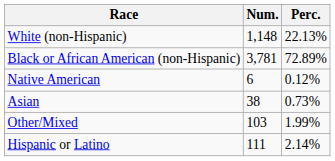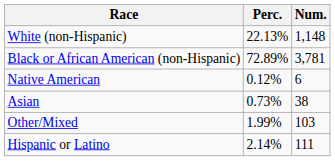columns swapped: (263, 15) <-> (306, 15)
